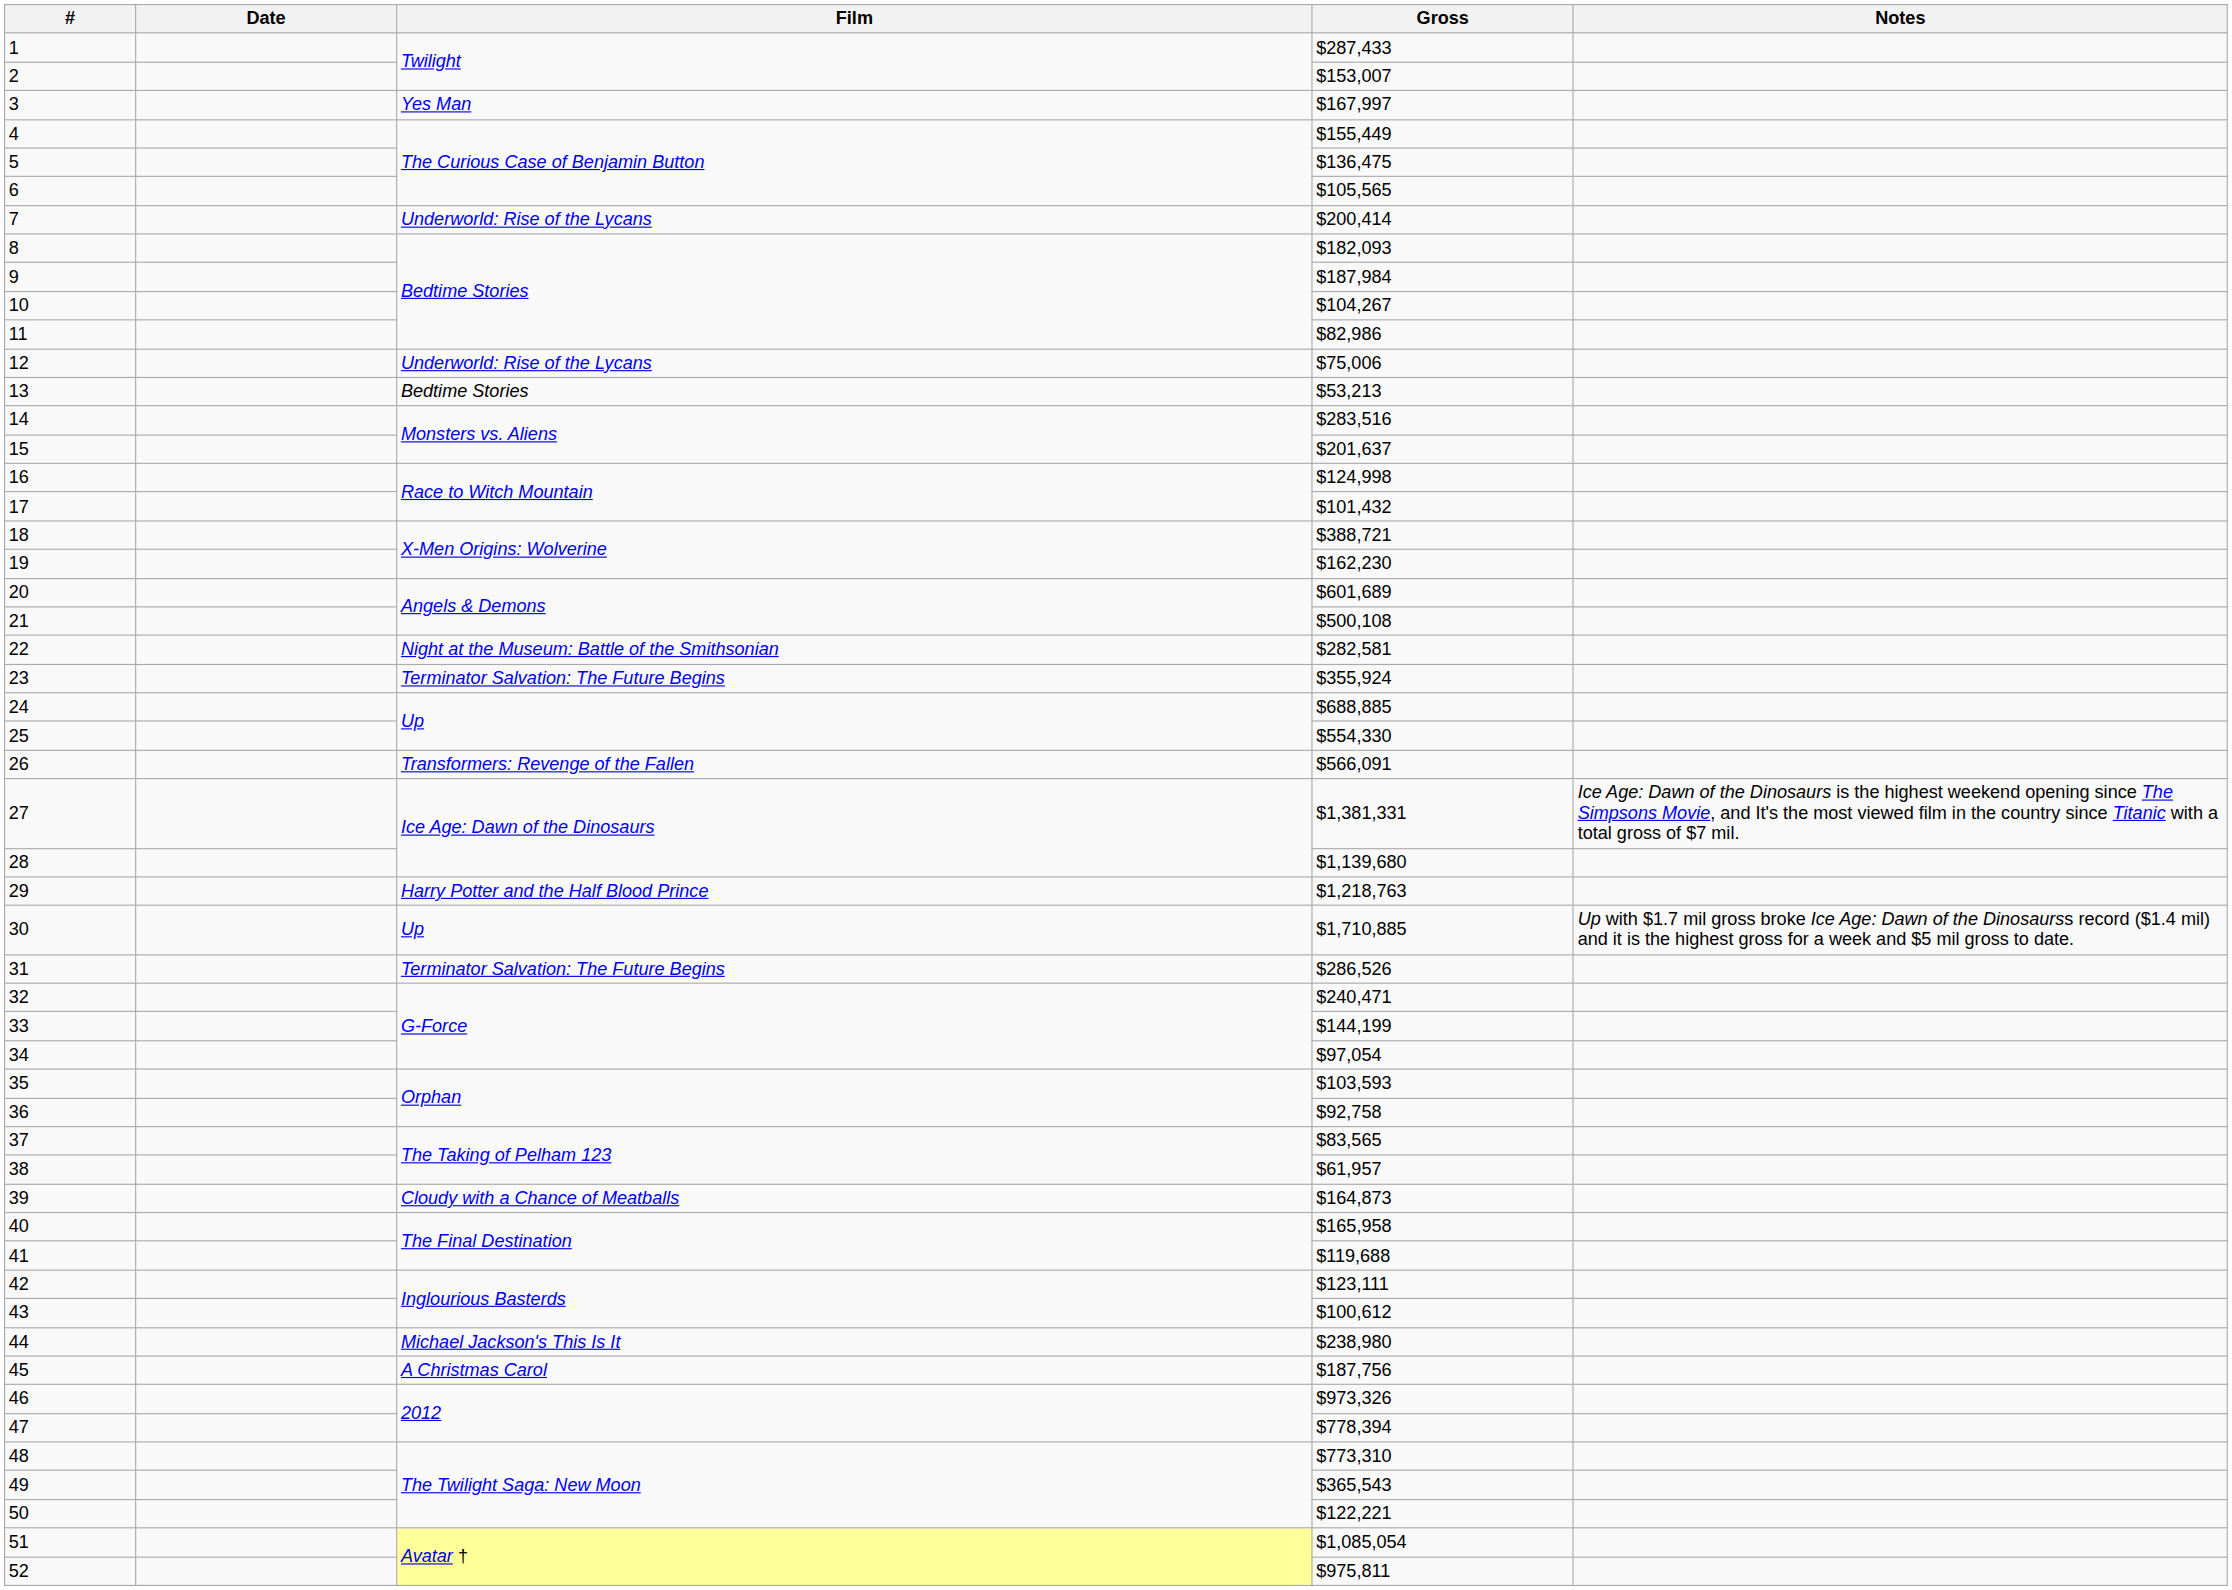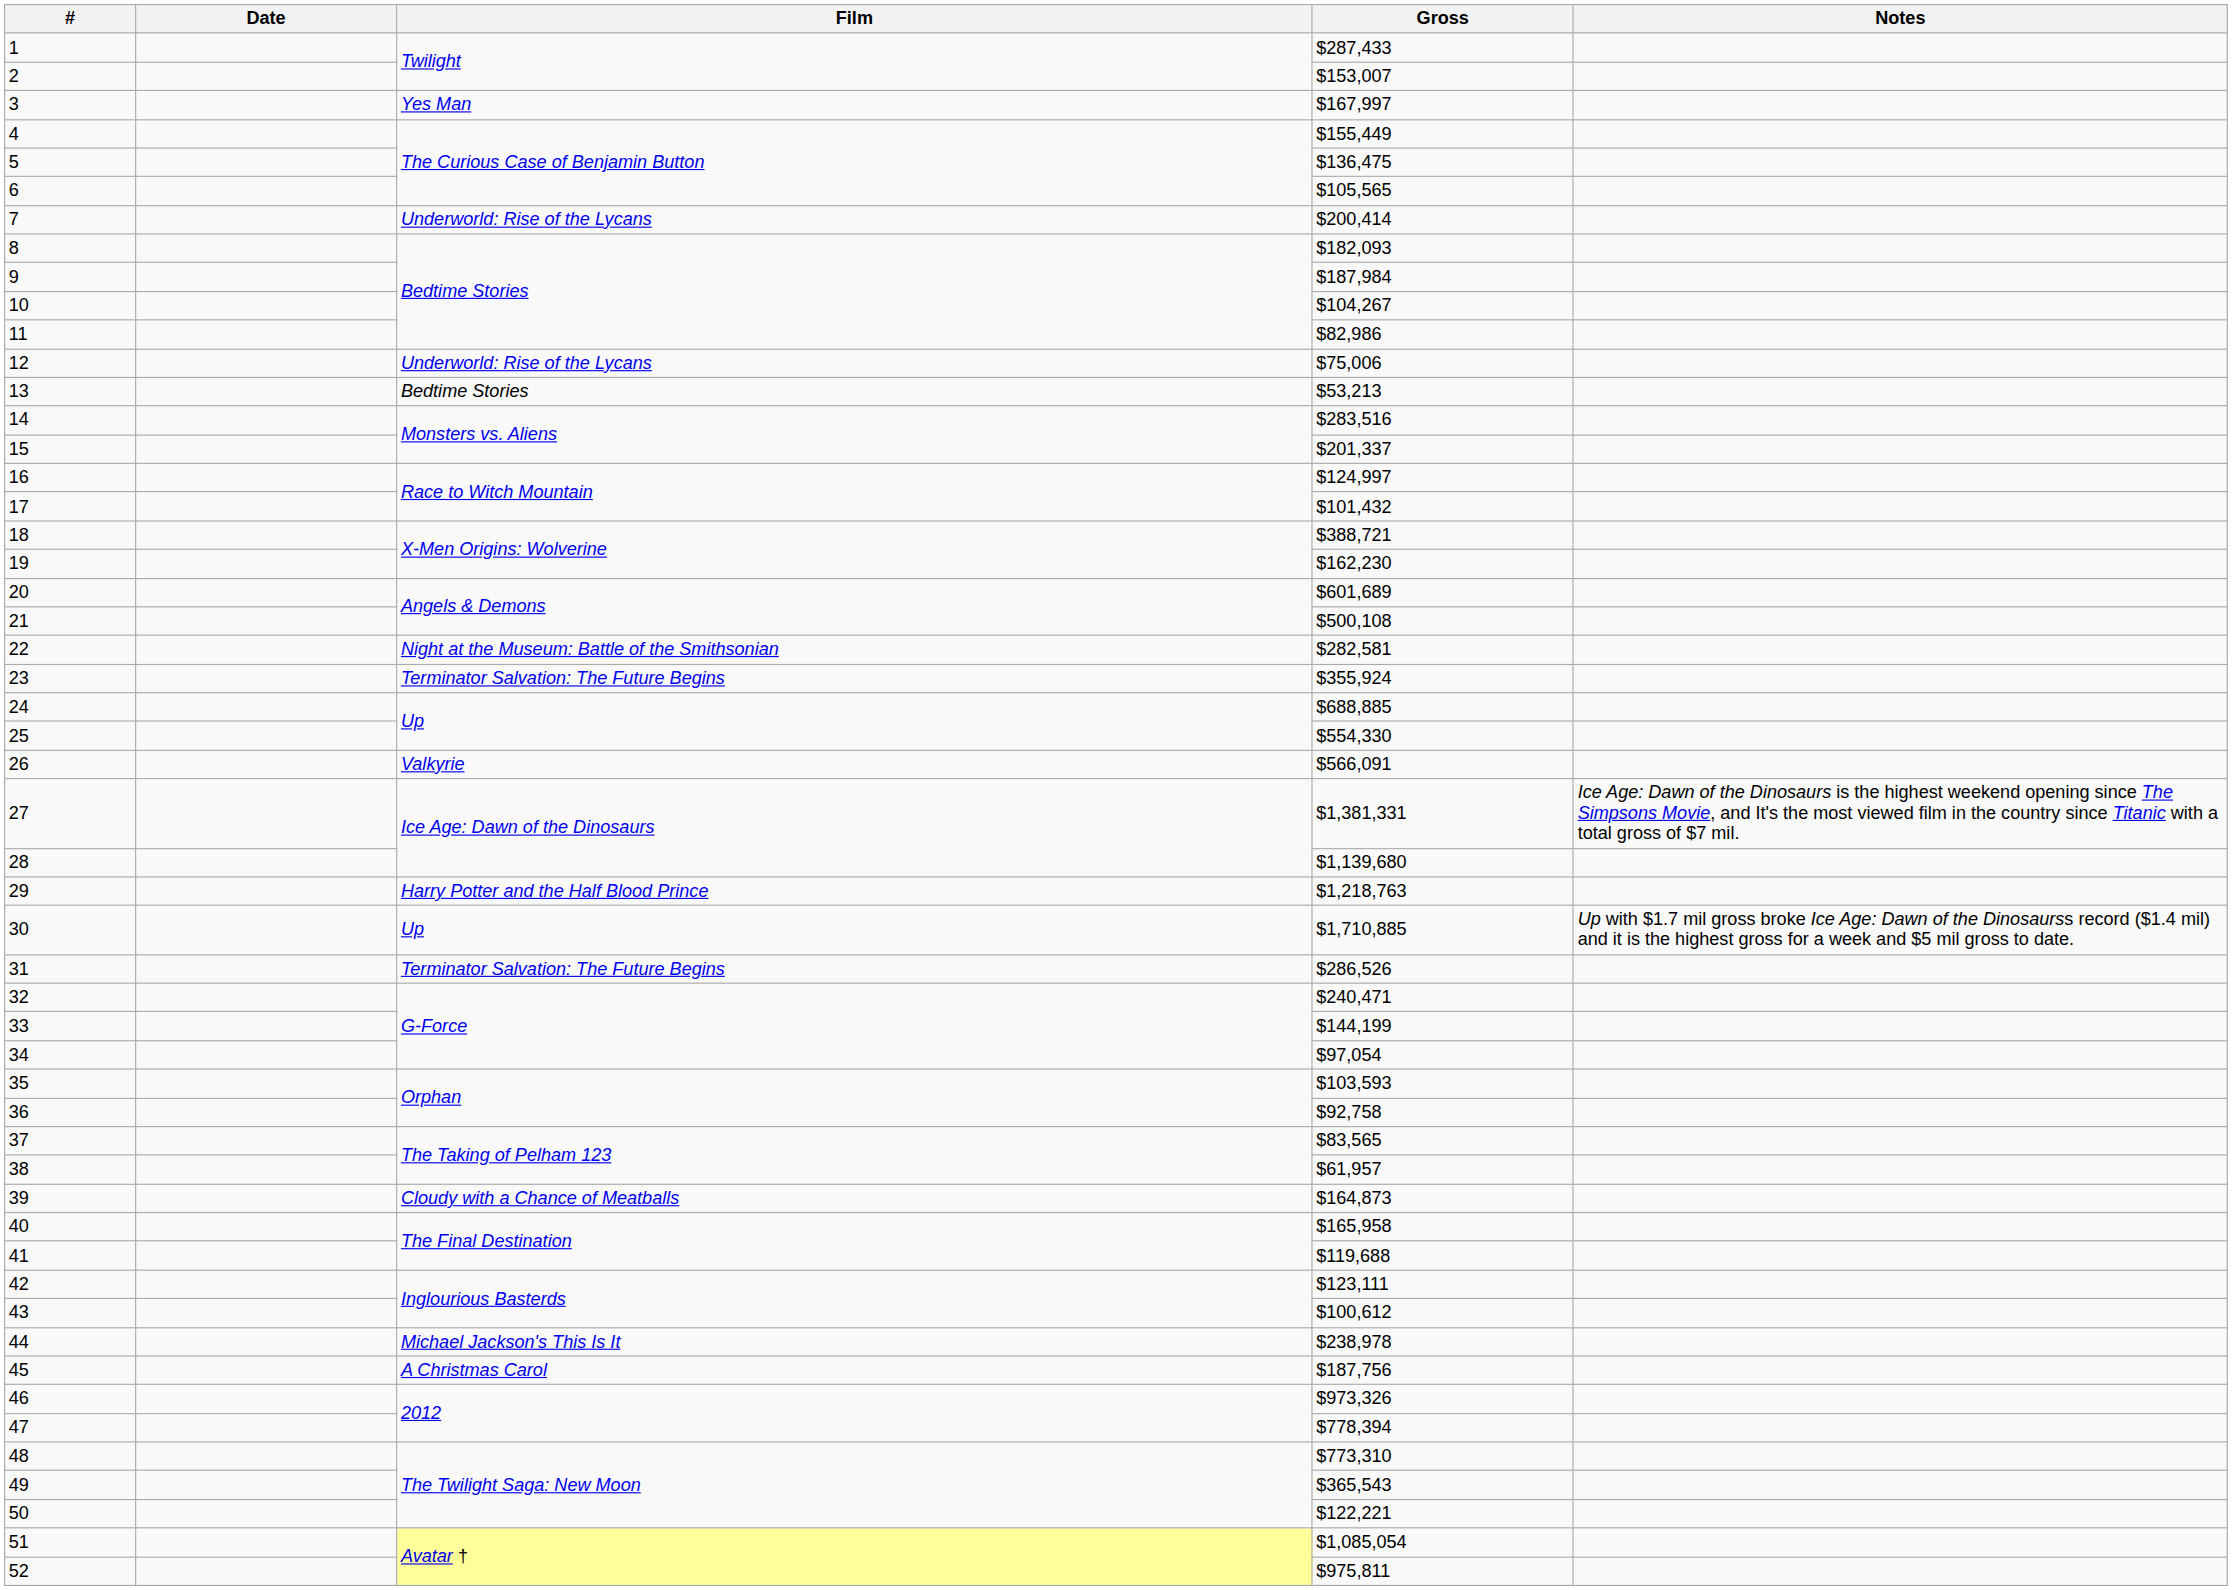(1354, 448) $201,637 -> (1354, 448) $201,337
(1354, 477) $124,998 -> (1354, 477) $124,997
(547, 764) Transformers: Revenge of the Fallen -> (433, 764) Valkyrie
(1354, 1341) $238,980 -> (1354, 1341) $238,978
